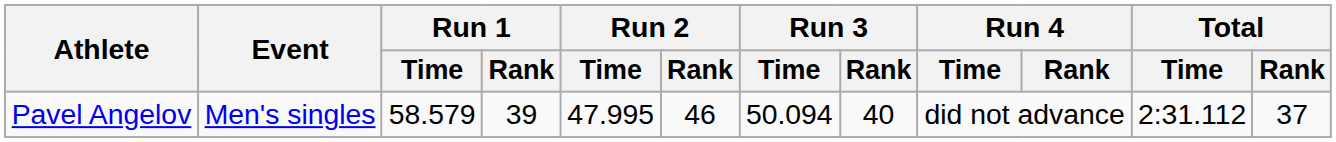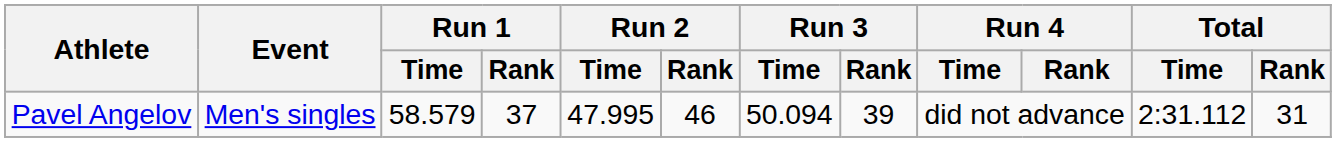(521, 115) 39 -> (521, 115) 37
(879, 115) 40 -> (879, 115) 39
(1292, 115) 37 -> (1292, 115) 31
